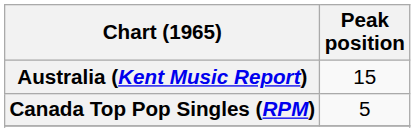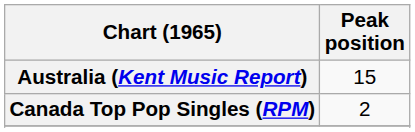(365, 109) 5 -> (365, 109) 2
